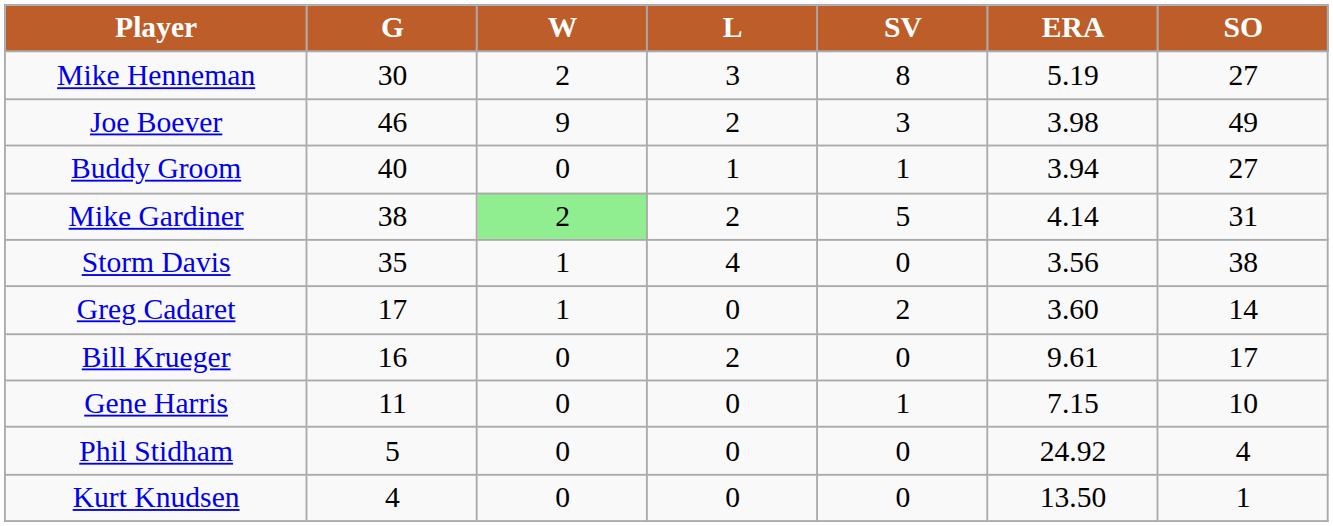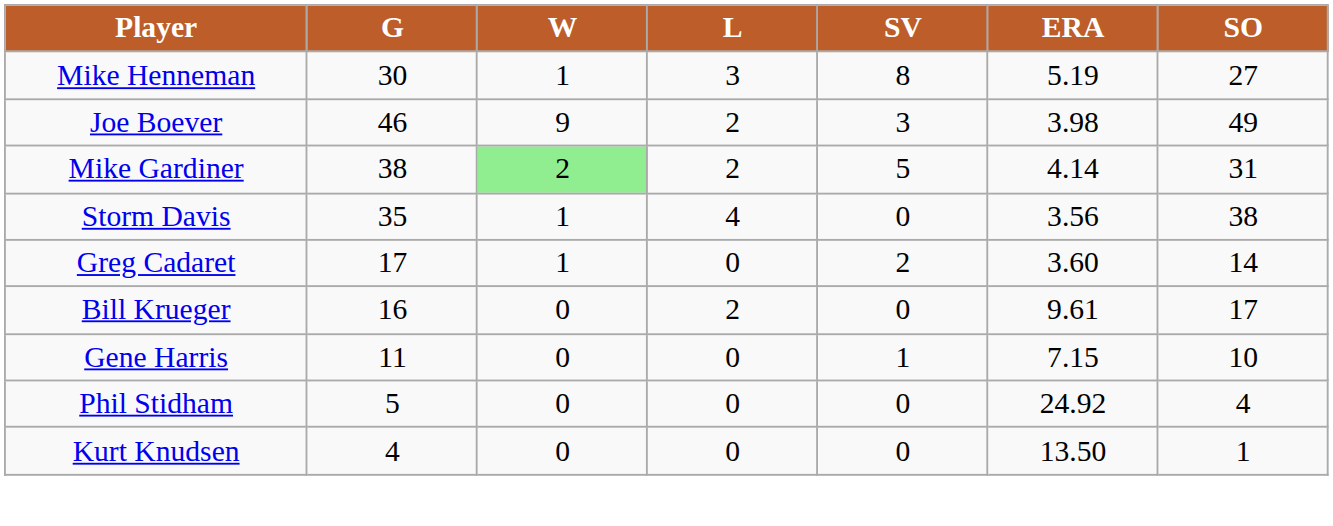(563, 74) 2 -> (563, 74) 1
- row: (156, 168)
